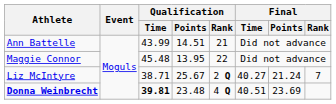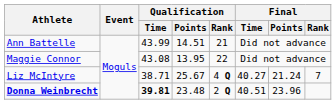(156, 59) 45.48 -> (156, 59) 43.08
(222, 75) 2 Q -> (222, 75) 4 Q
(222, 91) 4 Q -> (222, 91) 2 Q
(287, 91) 23.69 -> (287, 91) 23.96
